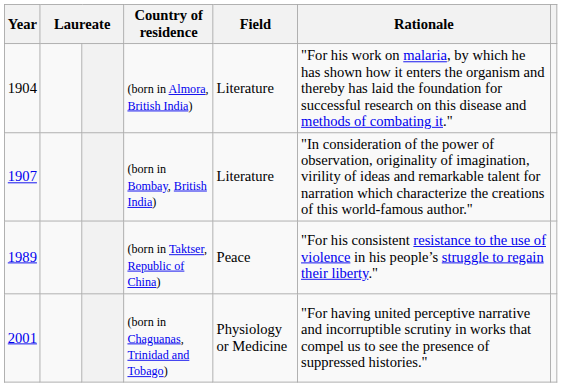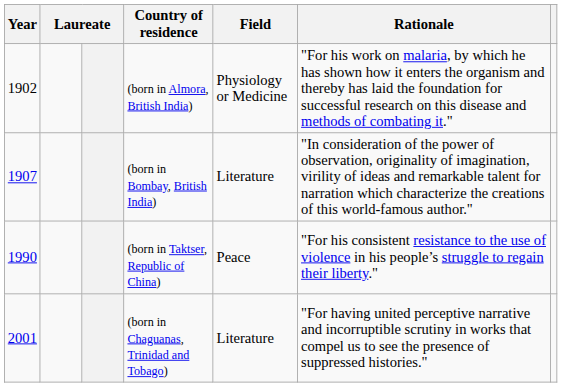(22, 88) 1904 -> (22, 88) 1902
(245, 88) Literature -> (252, 88) Physiology or Medicine
(22, 257) 1989 -> (22, 257) 1990
(252, 337) Physiology or Medicine -> (245, 337) Literature
